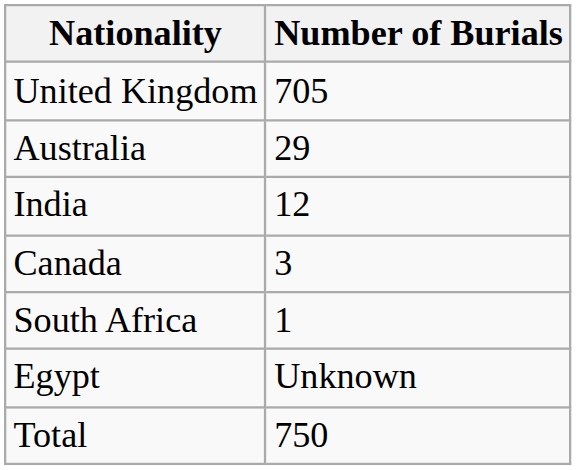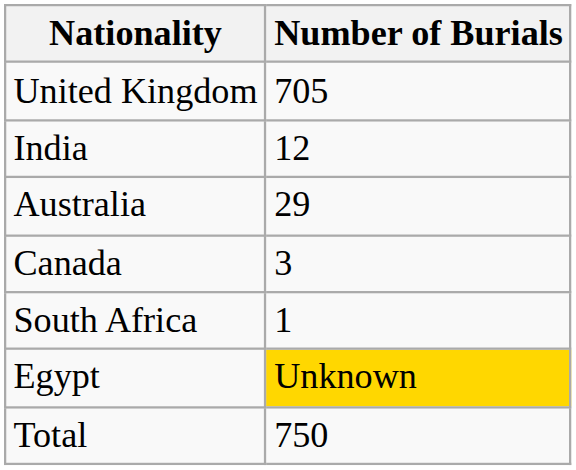rows swapped: (80, 147) <-> (51, 205)
(346, 377) no background -> (346, 377) gold background
